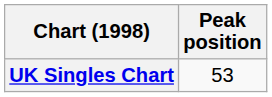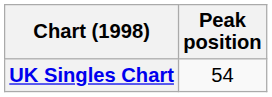(222, 75) 53 -> (222, 75) 54
